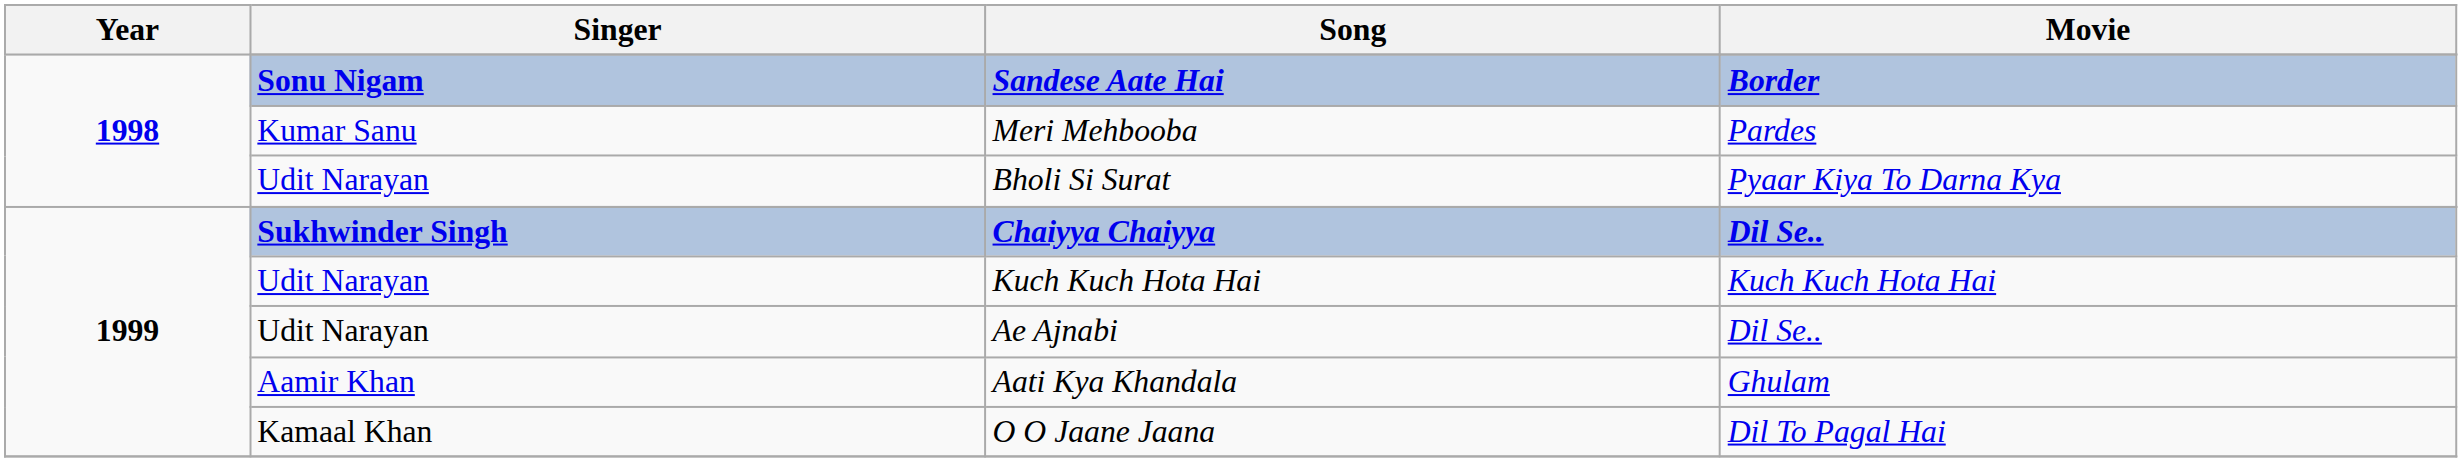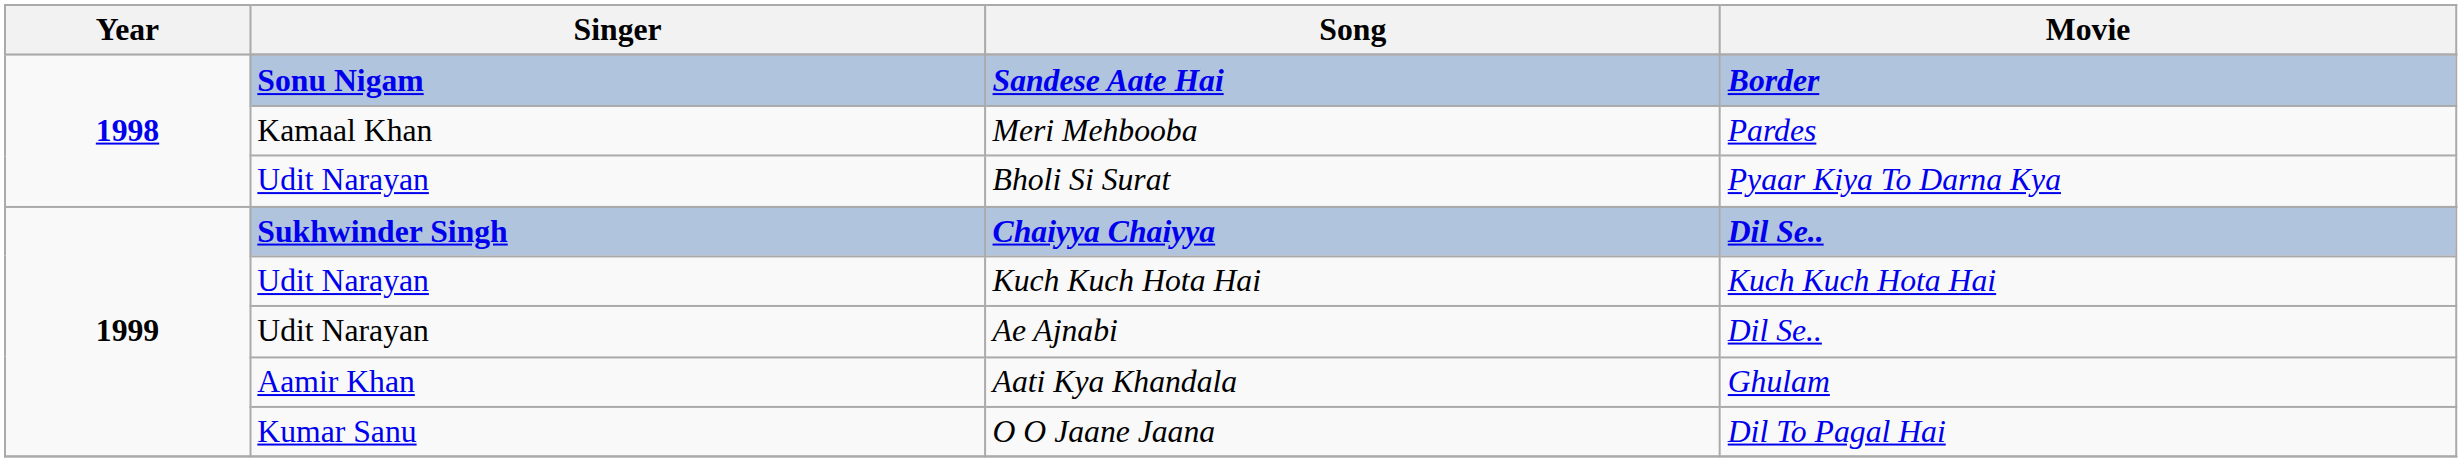(337, 130) Kumar Sanu -> (345, 130) Kamaal Khan
(345, 431) Kamaal Khan -> (337, 431) Kumar Sanu
